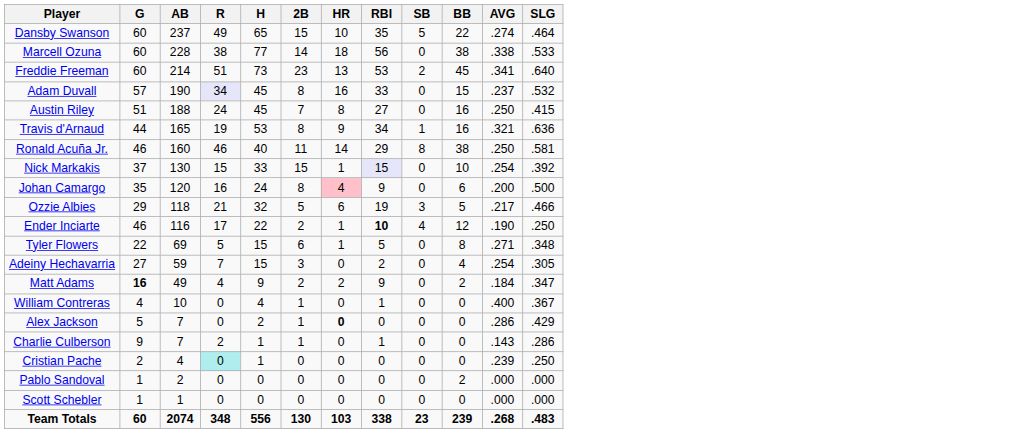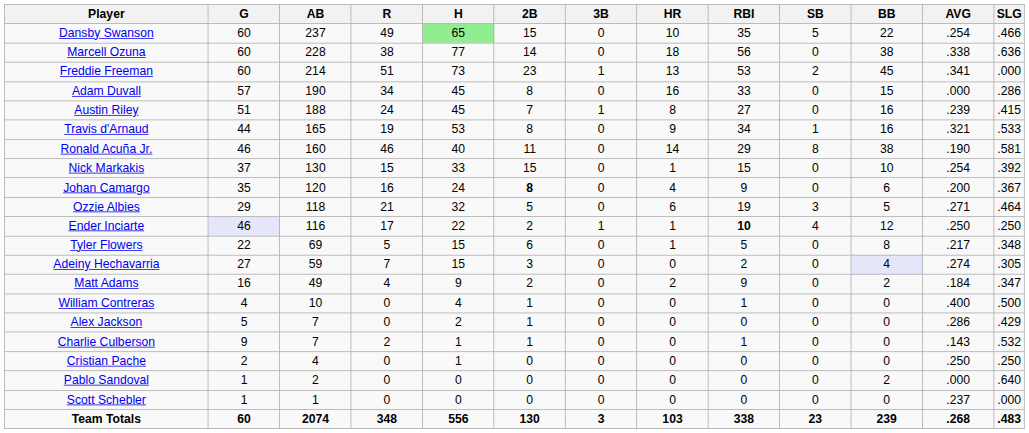+ column: (601, 14)
(261, 33) no background -> (458, 33) lightgreen background
(502, 33) .274 -> (958, 33) .254
(543, 33) .464 -> (1009, 33) .466
(543, 52) .533 -> (1009, 52) .636
(543, 71) .640 -> (1009, 71) .000
(220, 91) lavender background -> (387, 91) no background
(502, 91) .237 -> (958, 91) .000
(543, 91) .532 -> (1009, 91) .286
(502, 110) .250 -> (958, 110) .239
(543, 129) .636 -> (1009, 129) .533
(502, 149) .250 -> (958, 149) .190
(382, 168) lavender background -> (744, 168) no background
(301, 187) normal -> (530, 187) bold
(341, 187) pink background -> (673, 187) no background
(543, 187) .500 -> (1009, 187) .367
(502, 206) .217 -> (958, 206) .271
(543, 206) .466 -> (1009, 206) .464
(140, 226) no background -> (244, 226) lavender background
(502, 226) .190 -> (958, 226) .250
(502, 245) .271 -> (958, 245) .217
(462, 264) no background -> (887, 264) lavender background
(502, 264) .254 -> (958, 264) .274
(140, 284) bold -> (244, 284) normal
(543, 303) .367 -> (1009, 303) .500
(341, 322) bold -> (673, 322) normal
(543, 341) .286 -> (1009, 341) .532
(220, 361) paleturquoise background -> (387, 361) no background
(502, 361) .239 -> (958, 361) .250
(543, 380) .000 -> (1009, 380) .640
(502, 399) .000 -> (958, 399) .237
